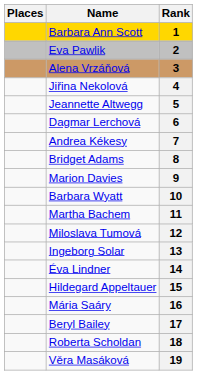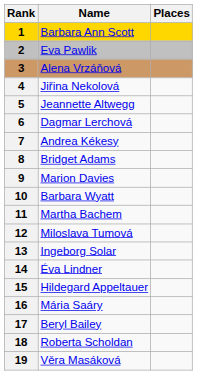columns swapped: (176, 13) <-> (25, 13)
